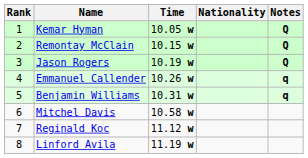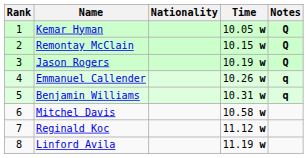columns swapped: (232, 13) <-> (172, 13)
